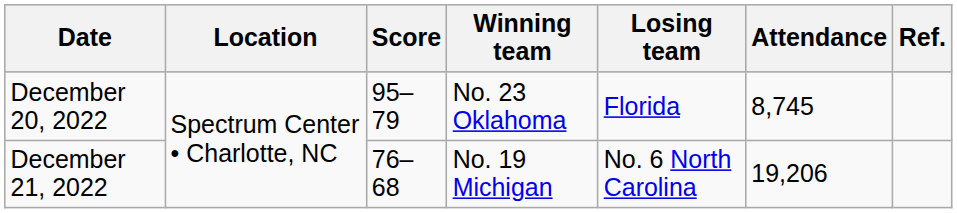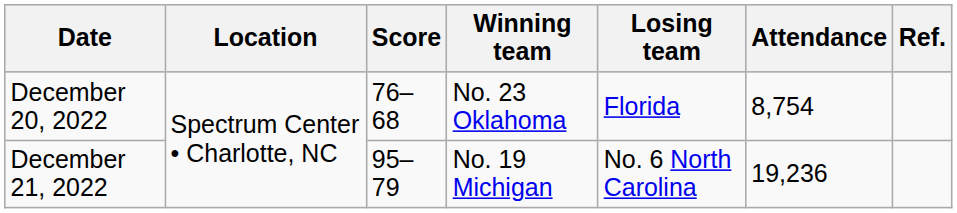(393, 105) 95–79 -> (393, 105) 76–68
(783, 105) 8,745 -> (783, 105) 8,754
(393, 173) 76–68 -> (393, 173) 95–79
(789, 173) 19,206 -> (789, 173) 19,236
